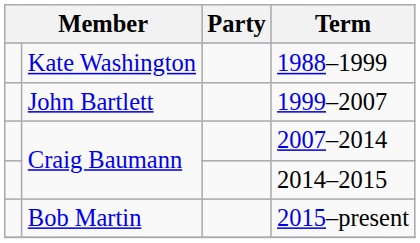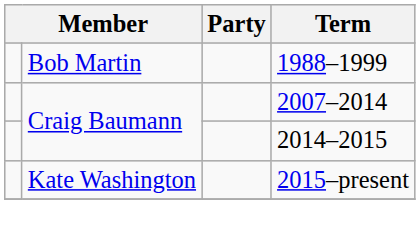(112, 62) Kate Washington -> (85, 62) Bob Martin
- row: (332, 101)
(85, 218) Bob Martin -> (112, 179) Kate Washington
